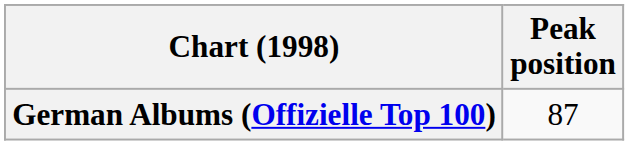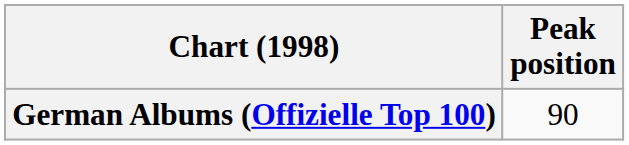(563, 113) 87 -> (563, 113) 90
